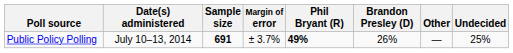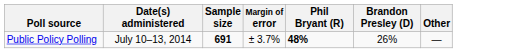- column: (480, 23)
(298, 39) 49% -> (298, 39) 48%
